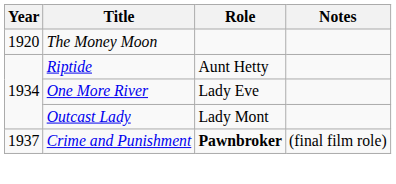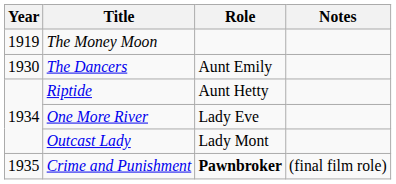(24, 41) 1920 -> (24, 41) 1919
+ row: (87, 66)
(24, 141) 1937 -> (24, 166) 1935
